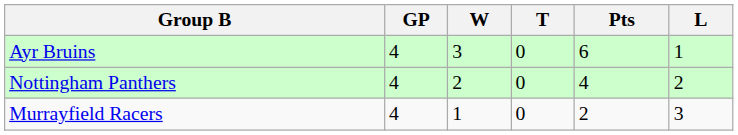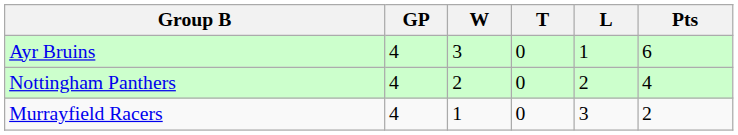columns swapped: (701, 20) <-> (622, 20)
